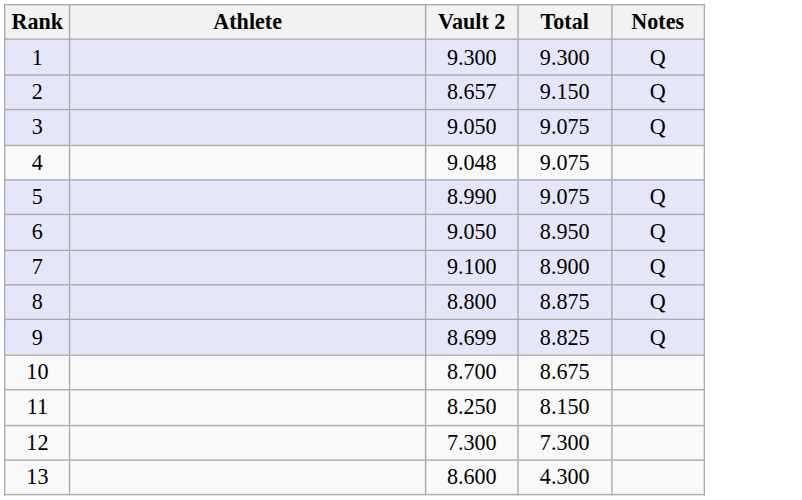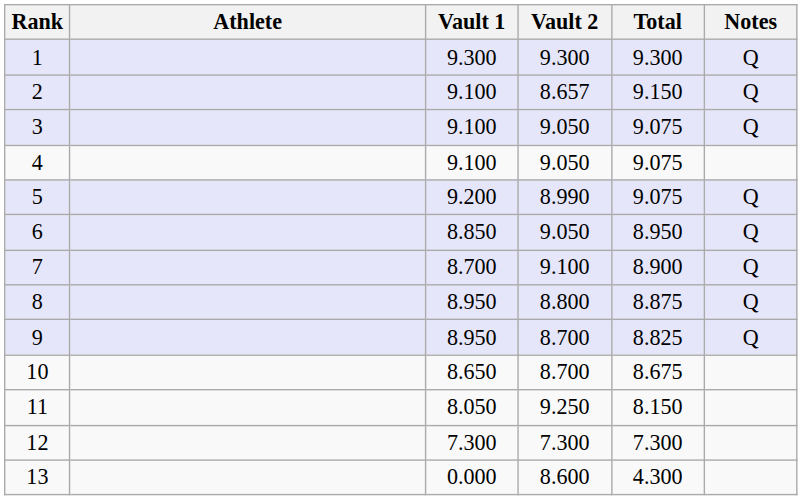+ column: (472, 22)
(472, 162) 9.048 -> (565, 162) 9.050
(472, 337) 8.699 -> (565, 337) 8.700
(472, 407) 8.250 -> (565, 407) 9.250
